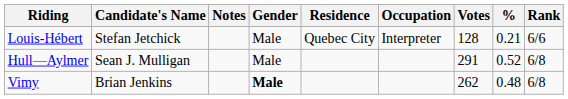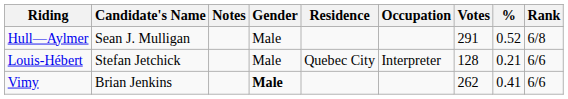rows swapped: (48, 60) <-> (45, 37)
(509, 82) 0.48 -> (509, 82) 0.41
(537, 82) 6/8 -> (537, 82) 6/6
